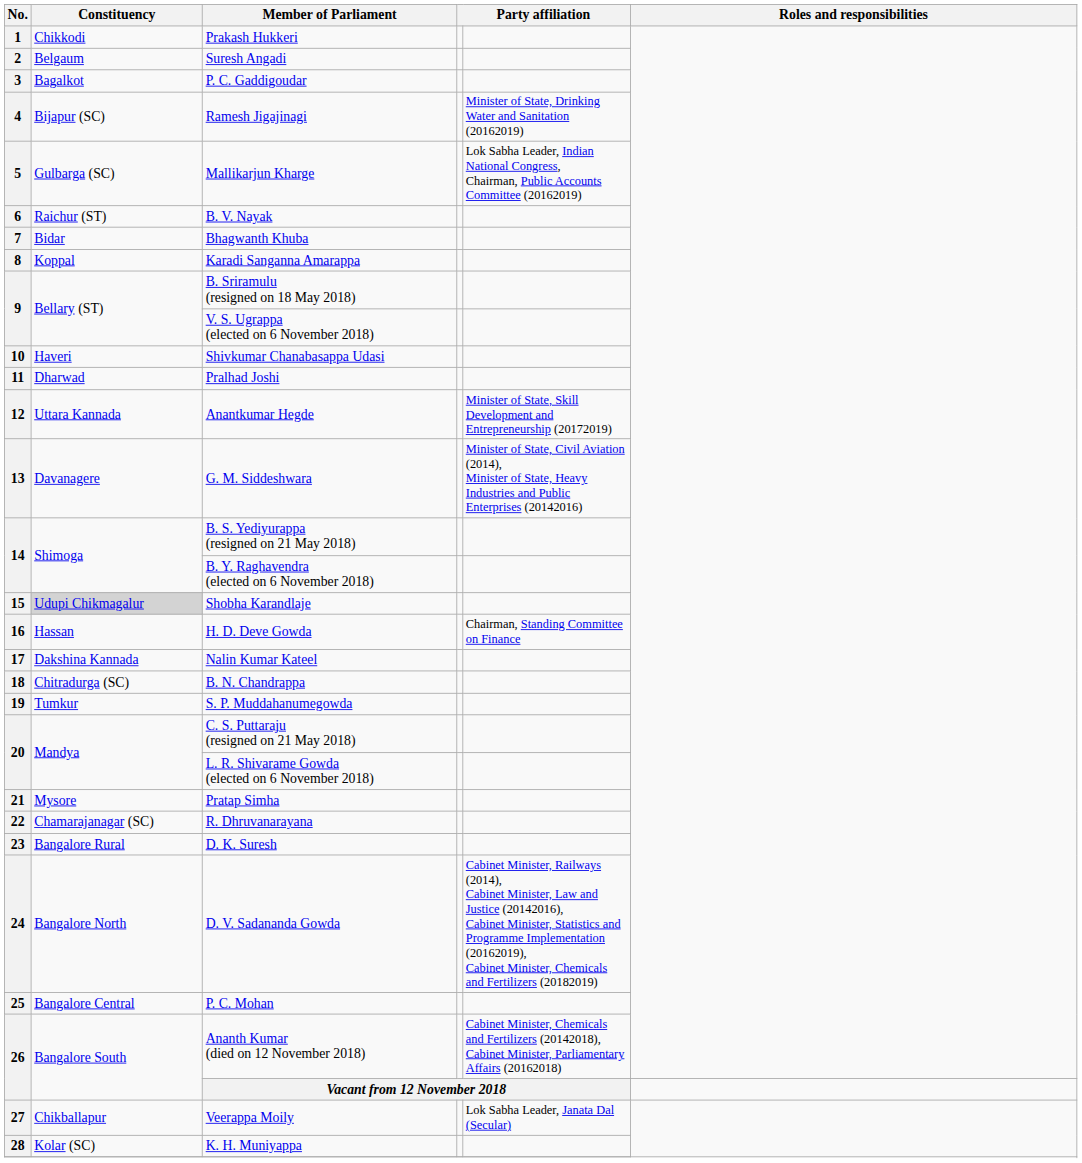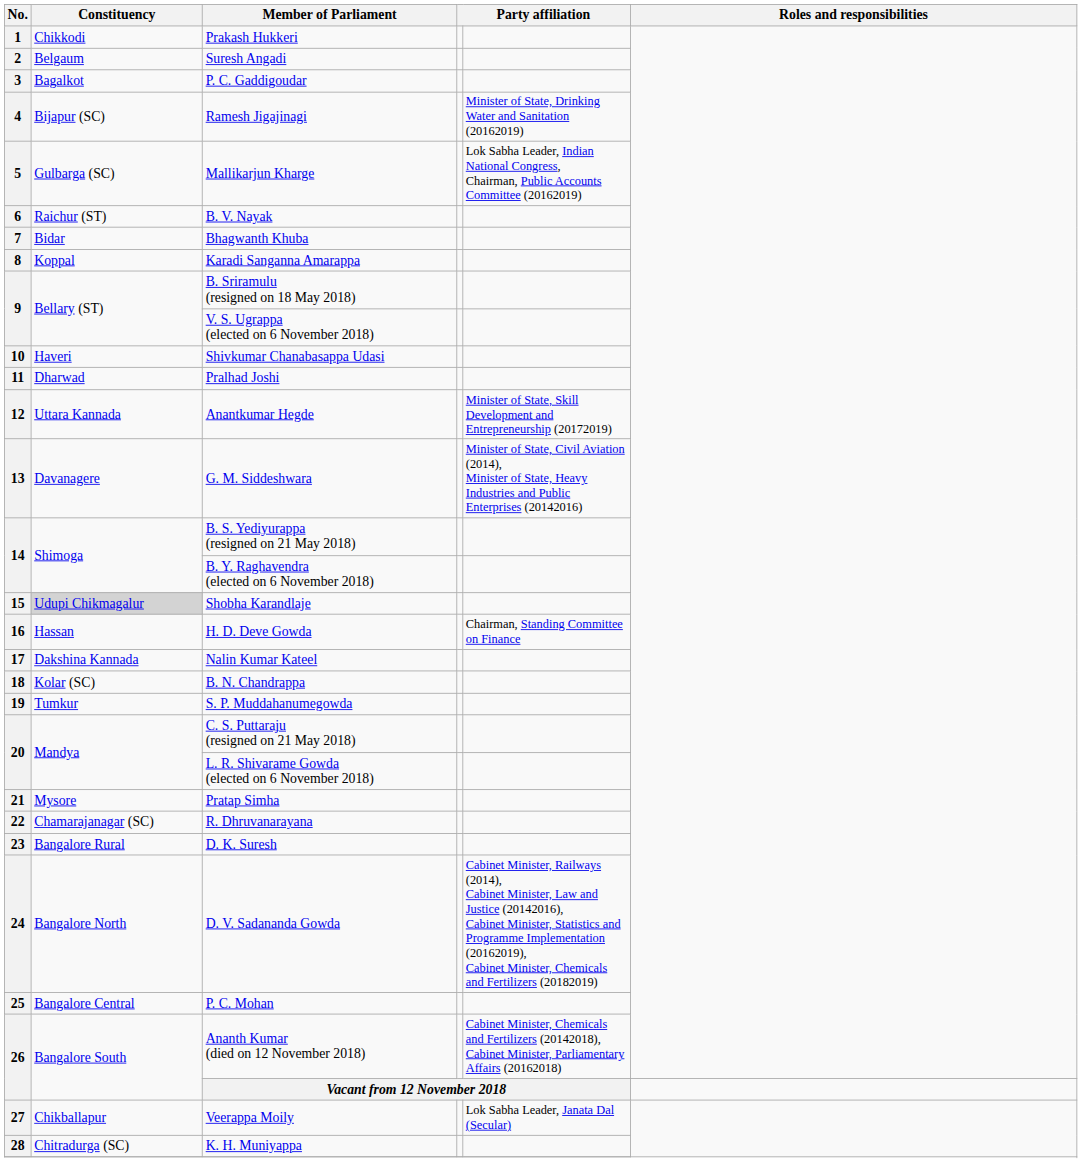(82, 682) Chitradurga (SC) -> (65, 682) Kolar (SC)
(65, 1146) Kolar (SC) -> (82, 1146) Chitradurga (SC)
